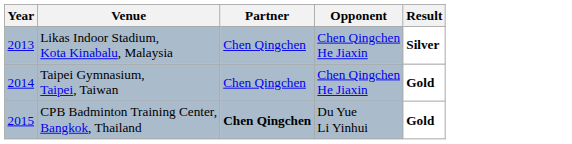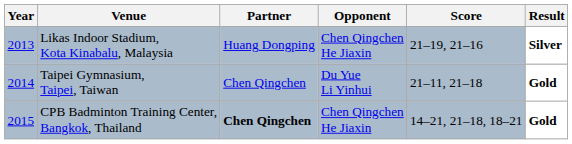+ column: (466, 15)
(265, 45) Chen Qingchen -> (269, 45) Huang Dongping
(359, 82) Chen Qingchen He Jiaxin -> (346, 82) Du Yue Li Yinhui
(343, 120) Du Yue Li Yinhui -> (362, 120) Chen Qingchen He Jiaxin
